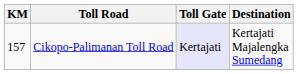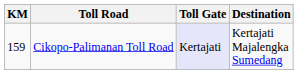(16, 46) 157 -> (16, 46) 159
